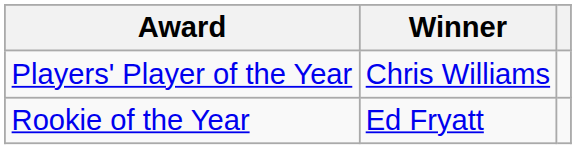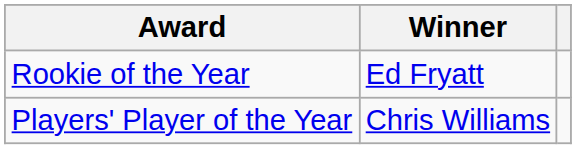rows swapped: (182, 73) <-> (131, 119)
